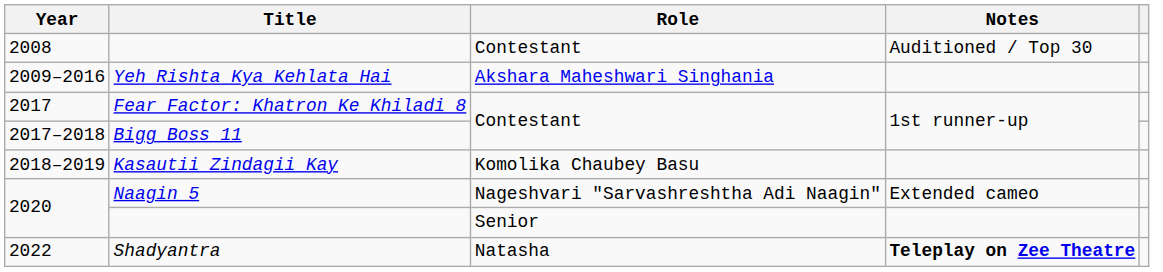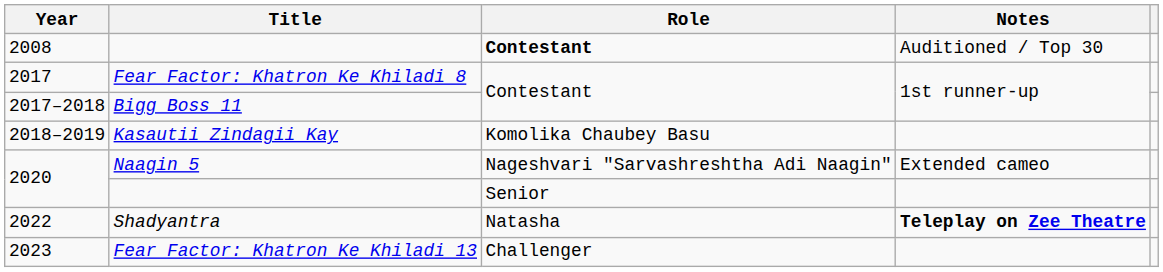(528, 48) normal -> (539, 48) bold
- row: (57, 77)
+ row: (30, 251)
